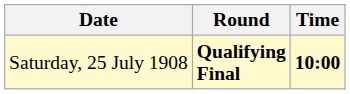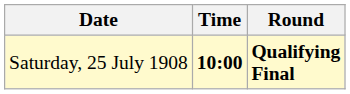columns swapped: (318, 19) <-> (241, 19)
